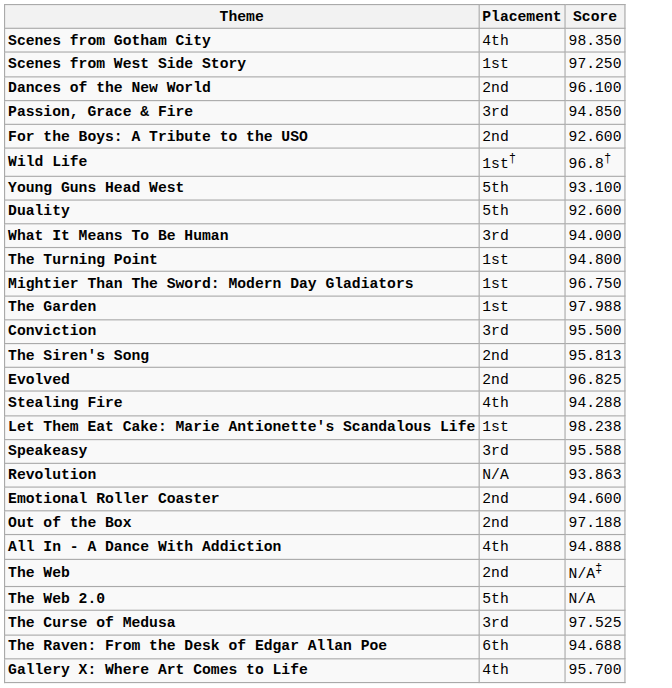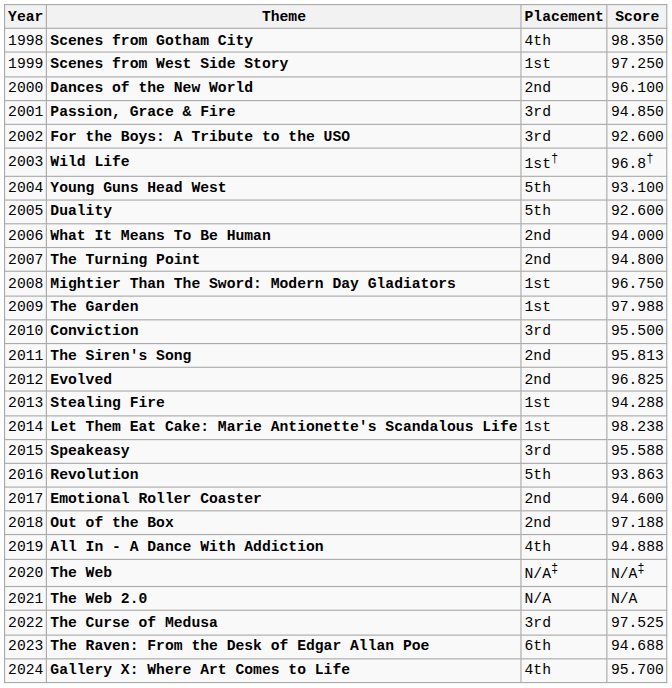+ column: (26, 17)
(495, 136) 2nd -> (538, 136) 3rd
(495, 236) 3rd -> (538, 236) 2nd
(495, 260) 1st -> (538, 260) 2nd
(495, 403) 4th -> (538, 403) 1st
(495, 475) N/A -> (538, 475) 5th
(495, 573) 2nd -> (541, 573) N/A‡
(495, 599) 5th -> (538, 599) N/A
